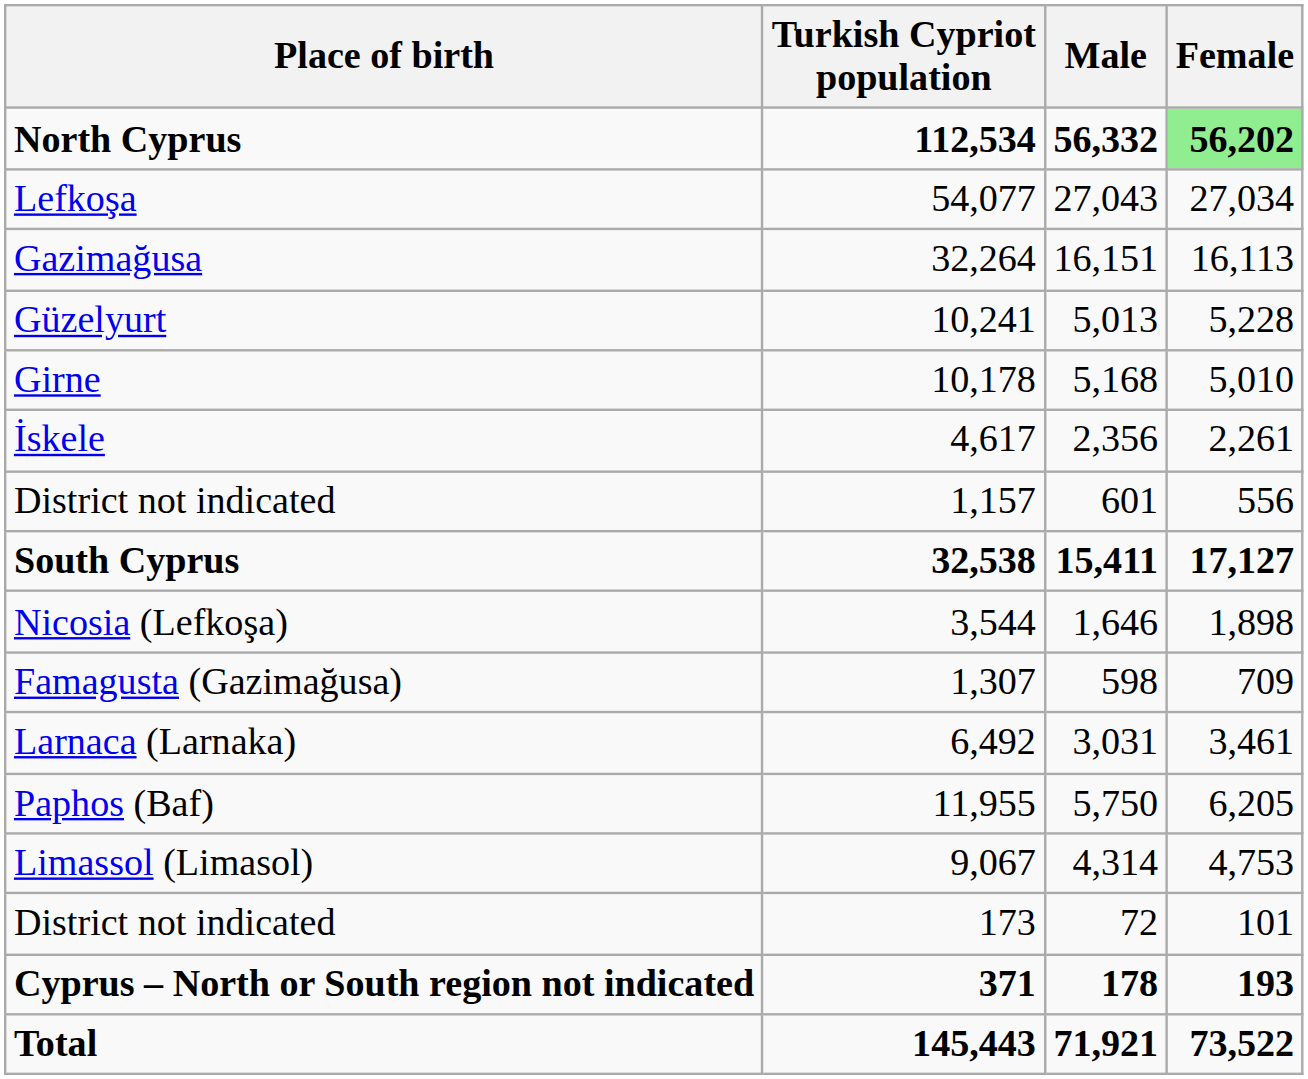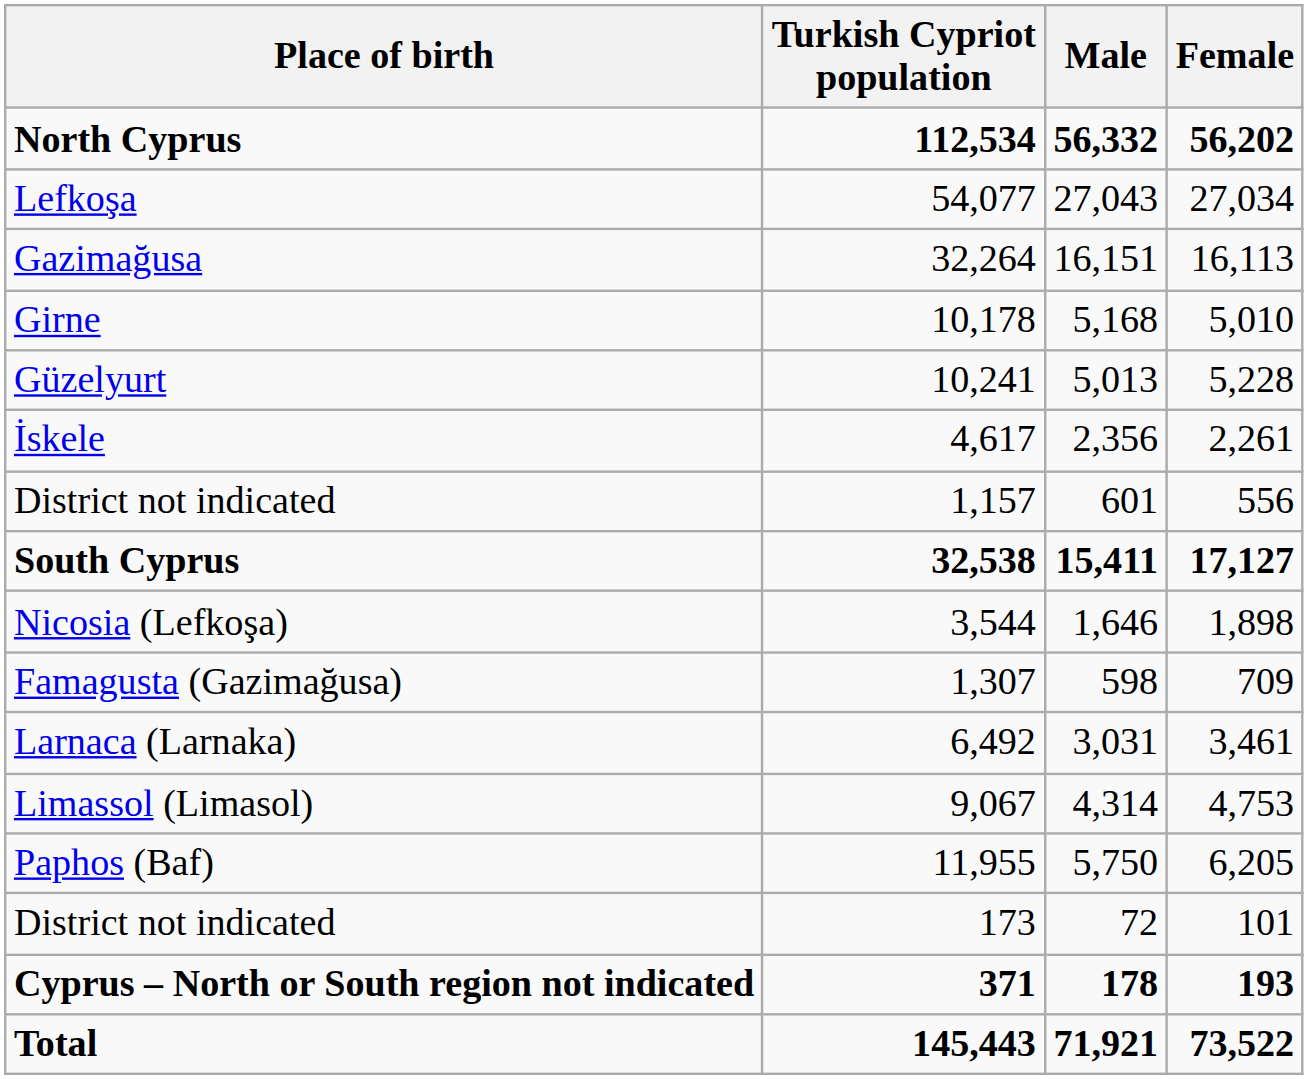(1242, 137) lightgreen background -> (1242, 137) no background
rows swapped: (57, 379) <-> (90, 319)
rows swapped: (164, 862) <-> (114, 802)
